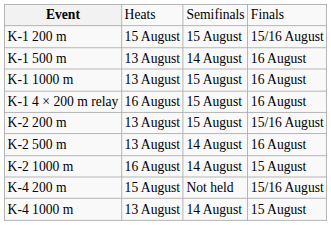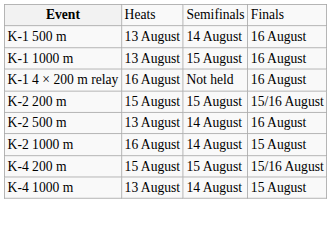- row: (37, 36)
(214, 101) 15 August -> (210, 79) Not held
(152, 123) 13 August -> (152, 101) 15 August
(210, 187) Not held -> (214, 166) 15 August
